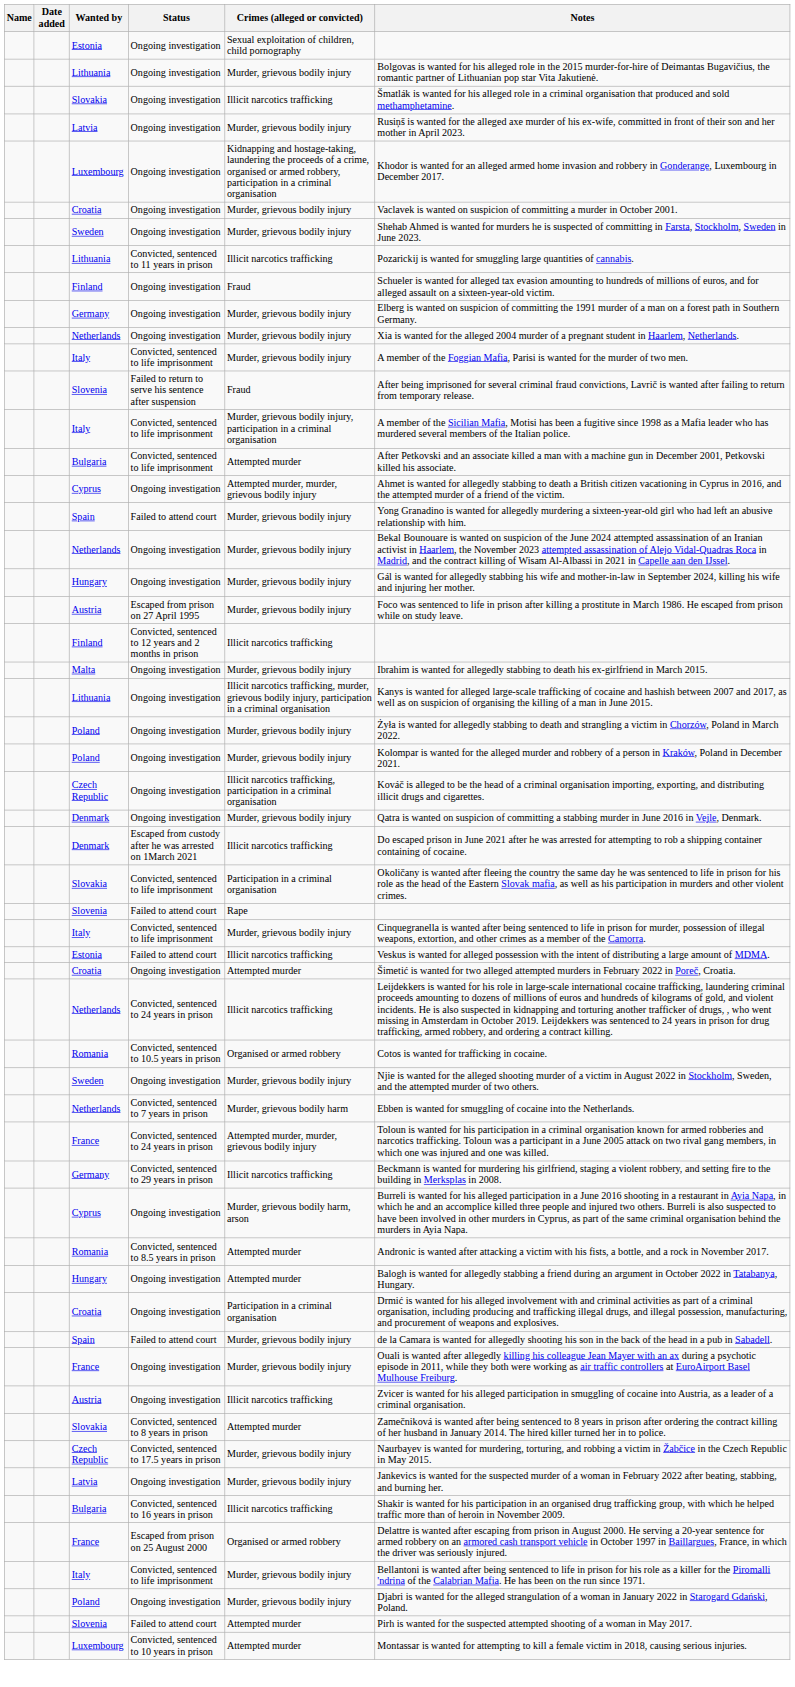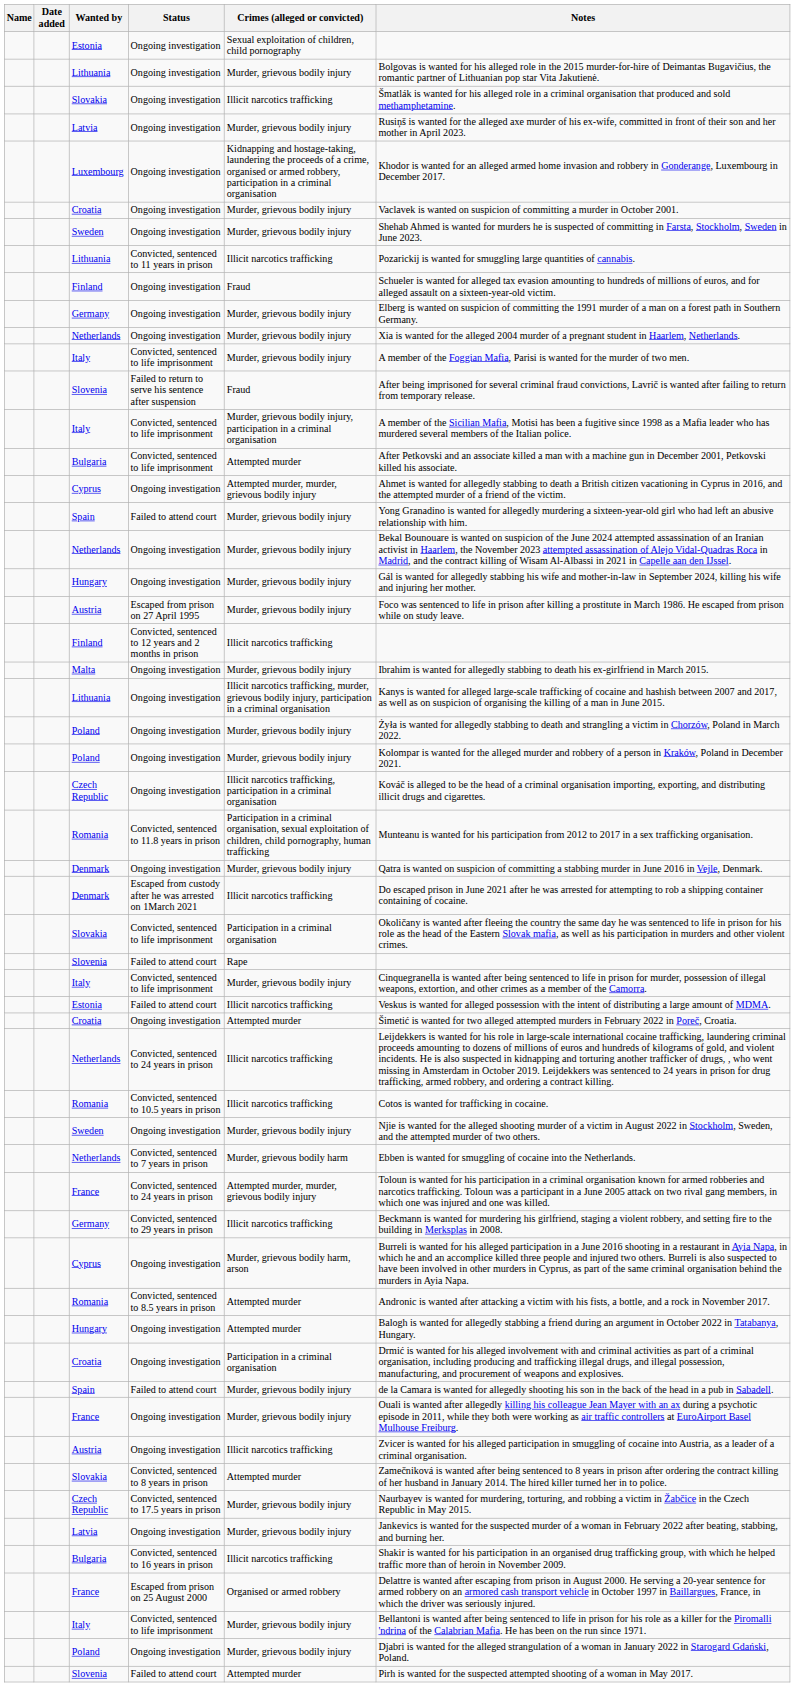+ row: (90, 835)
(284, 1053) Organised or armed robbery -> (280, 1103) Illicit narcotics trafficking
- row: (98, 1645)
